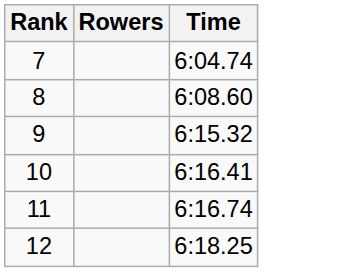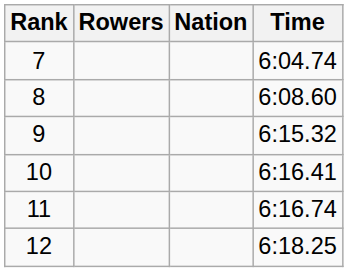+ column: (211, 23)
